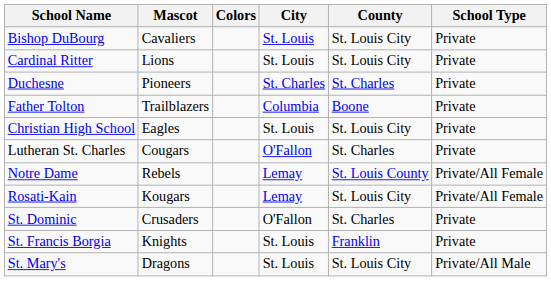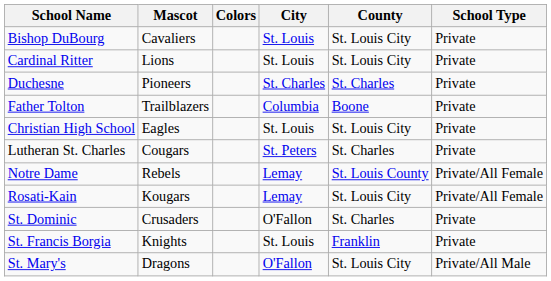(287, 151) O'Fallon -> (290, 151) St. Peters
(288, 264) St. Louis -> (287, 264) O'Fallon
